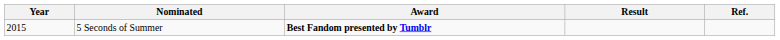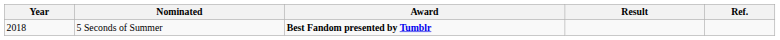(16, 27) 2015 -> (16, 27) 2018
